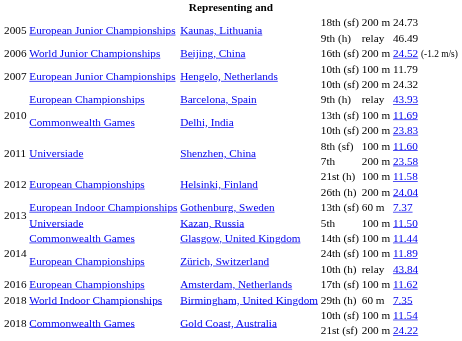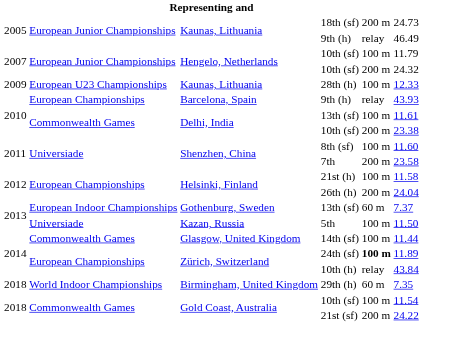- row: (213, 53)
+ row: (221, 84)
(405, 115) 11.69 -> (406, 115) 11.61
(406, 130) 23.83 -> (406, 130) 23.38
(376, 253) normal -> (376, 253) bold
- row: (236, 284)
